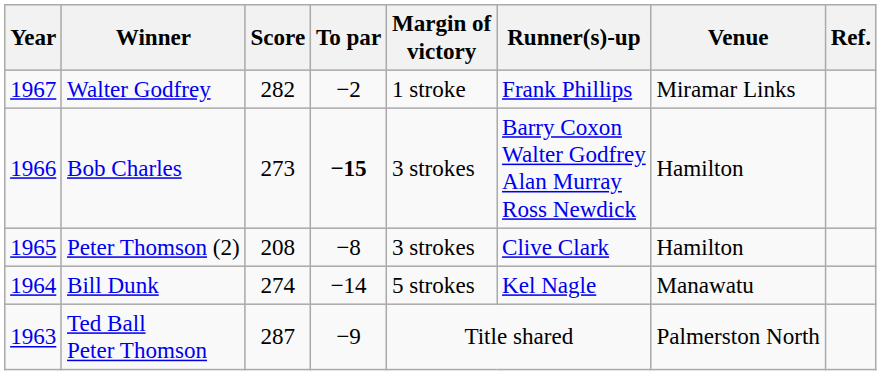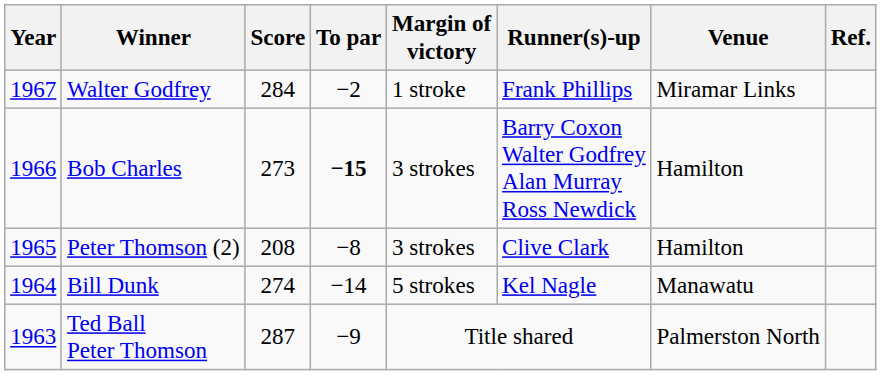(278, 89) 282 -> (278, 89) 284
